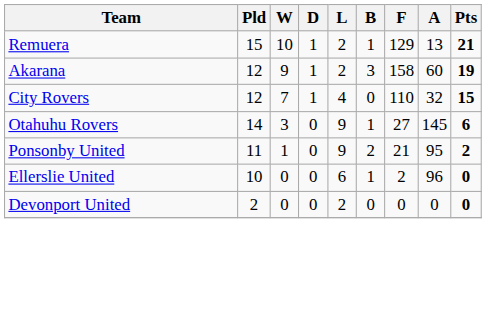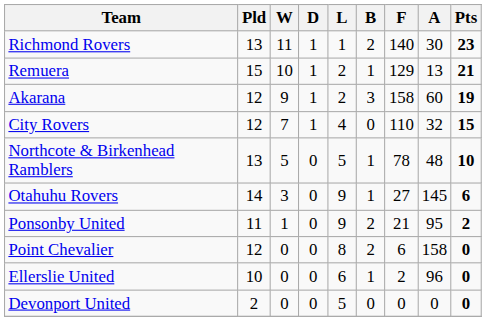+ row: (69, 44)
+ row: (91, 160)
+ row: (61, 249)
(342, 204) 2 -> (342, 303) 5
